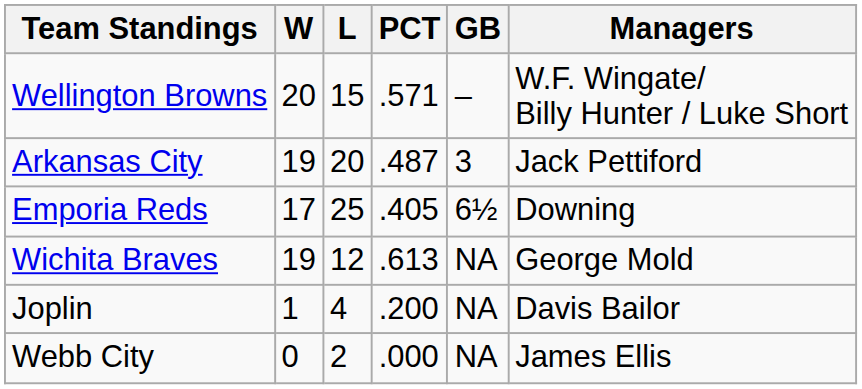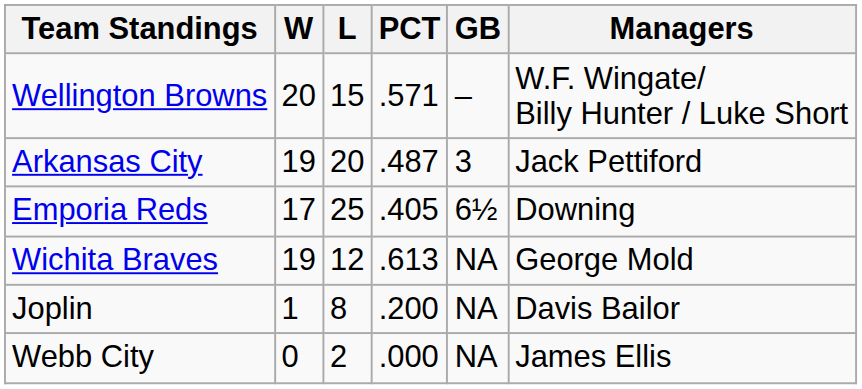(339, 308) 4 -> (339, 308) 8
